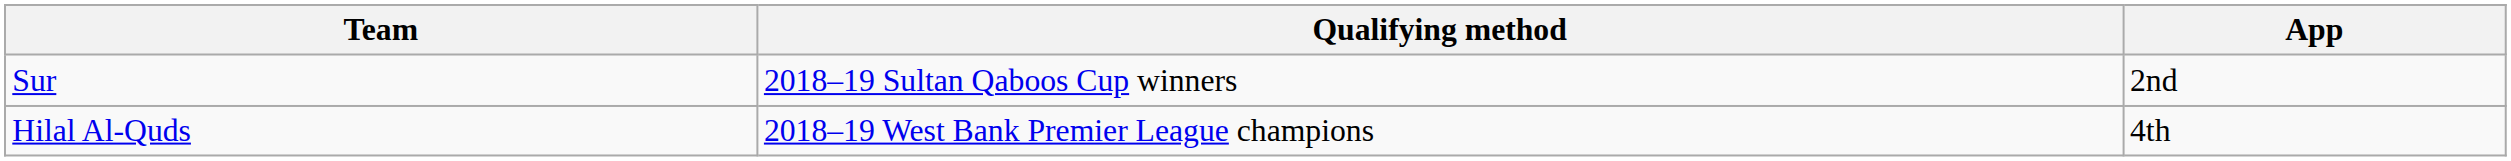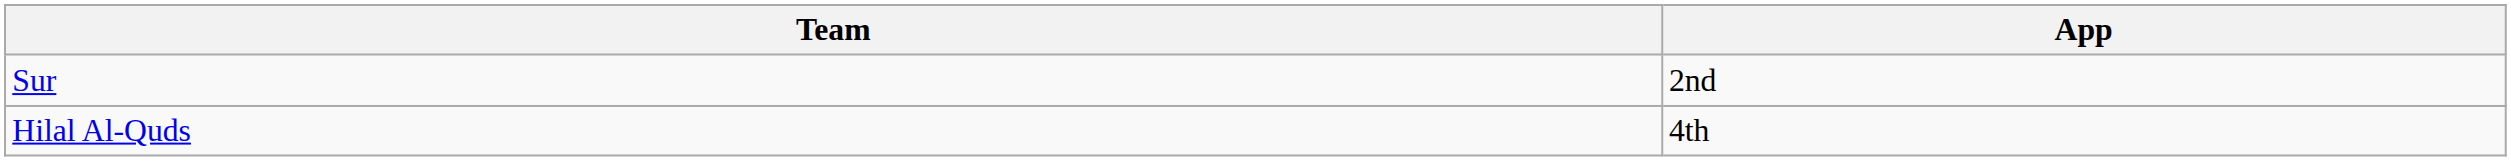- column: (1440, 29)
